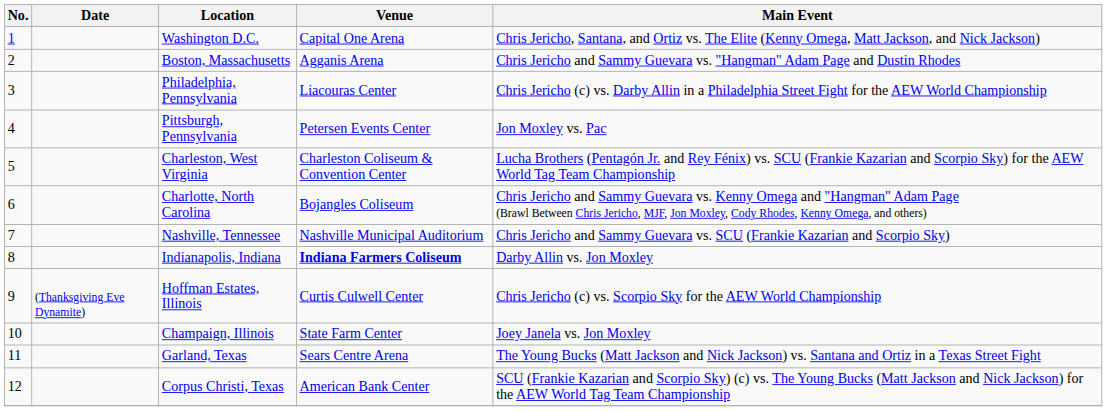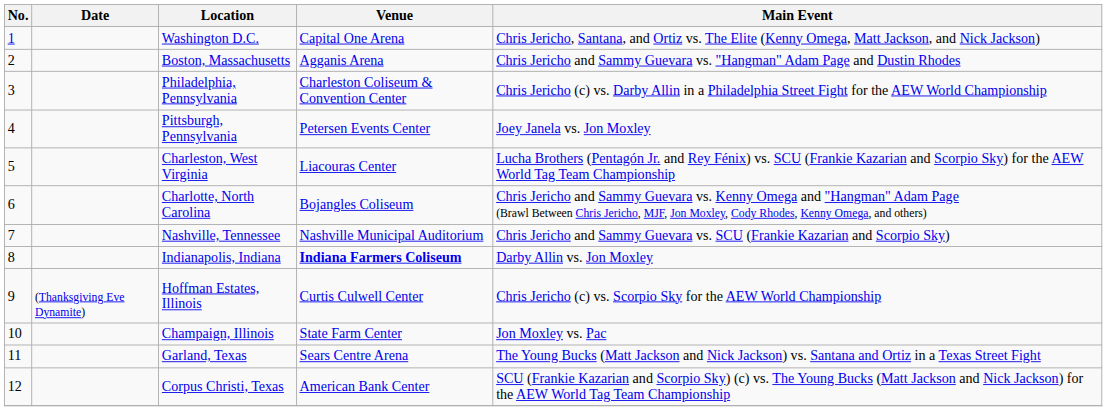(348, 90) Liacouras Center -> (366, 90) Charleston Coliseum & Convention Center
(551, 128) Jon Moxley vs. Pac -> (573, 128) Joey Janela vs. Jon Moxley
(366, 166) Charleston Coliseum & Convention Center -> (348, 166) Liacouras Center
(573, 334) Joey Janela vs. Jon Moxley -> (551, 334) Jon Moxley vs. Pac
